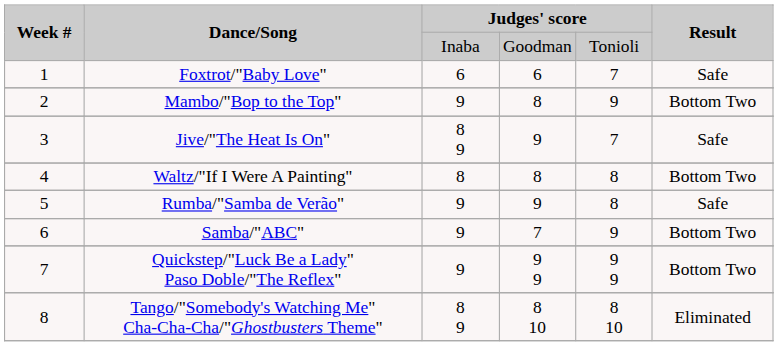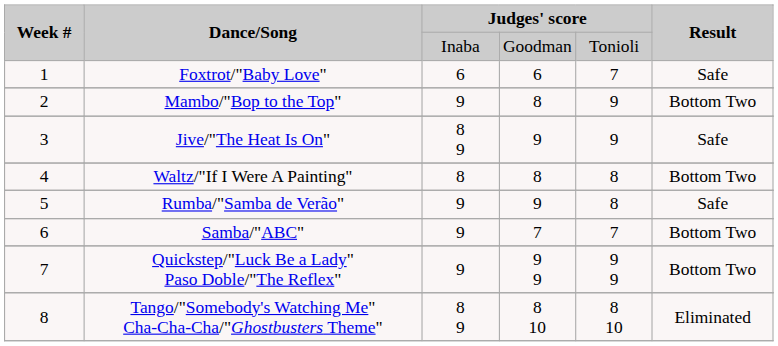(614, 139) 7 -> (614, 139) 9
(614, 232) 9 -> (614, 232) 7
